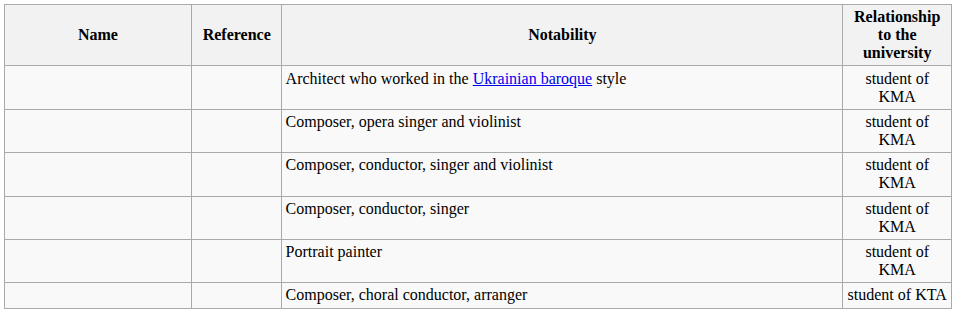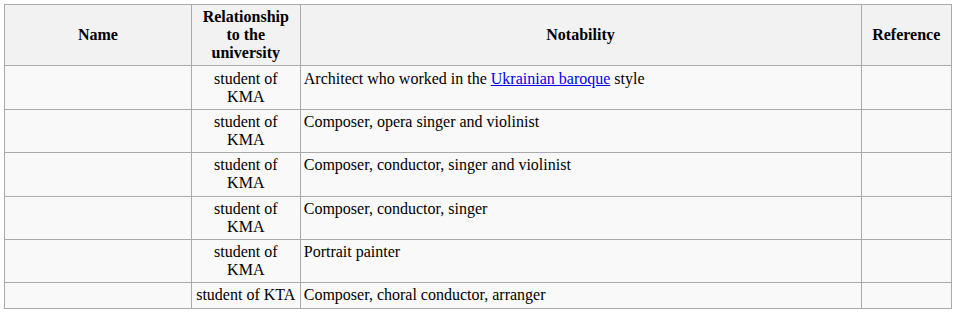columns swapped: (897, 35) <-> (237, 35)
